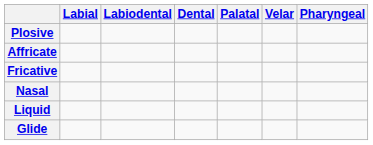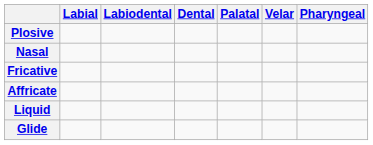rows swapped: (32, 52) <-> (32, 91)
